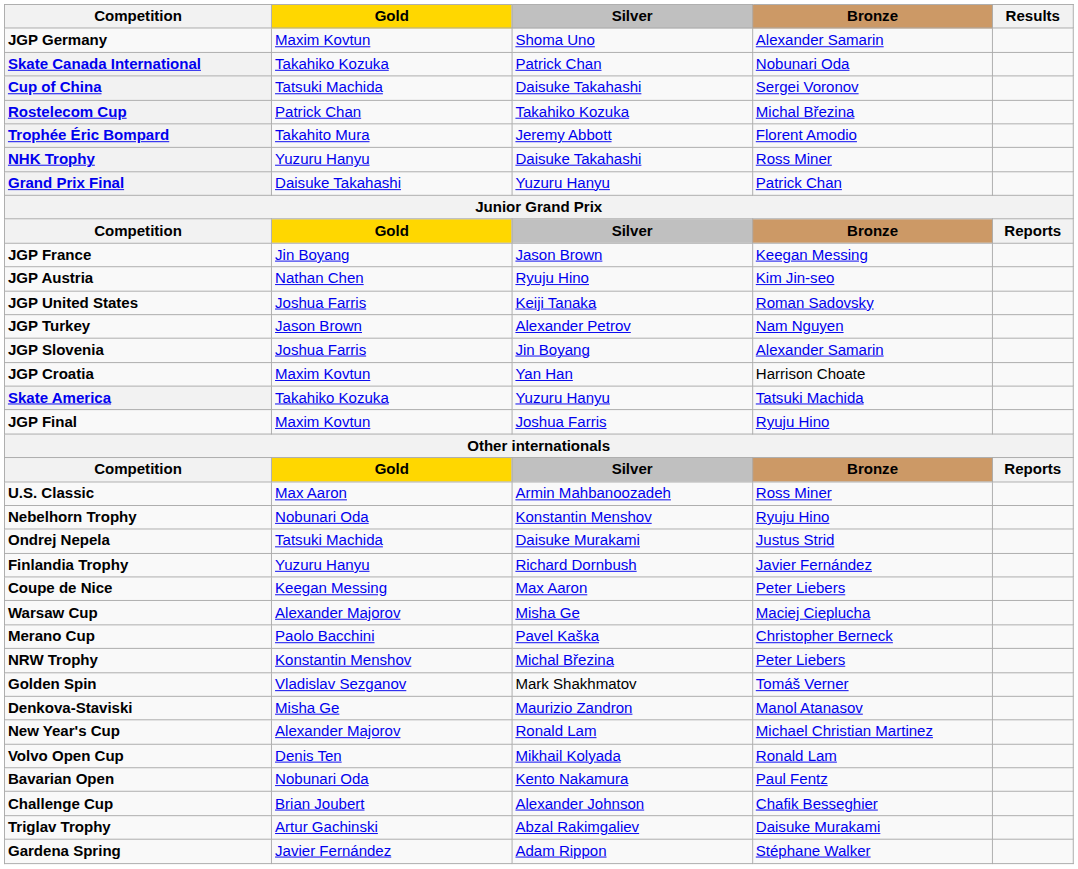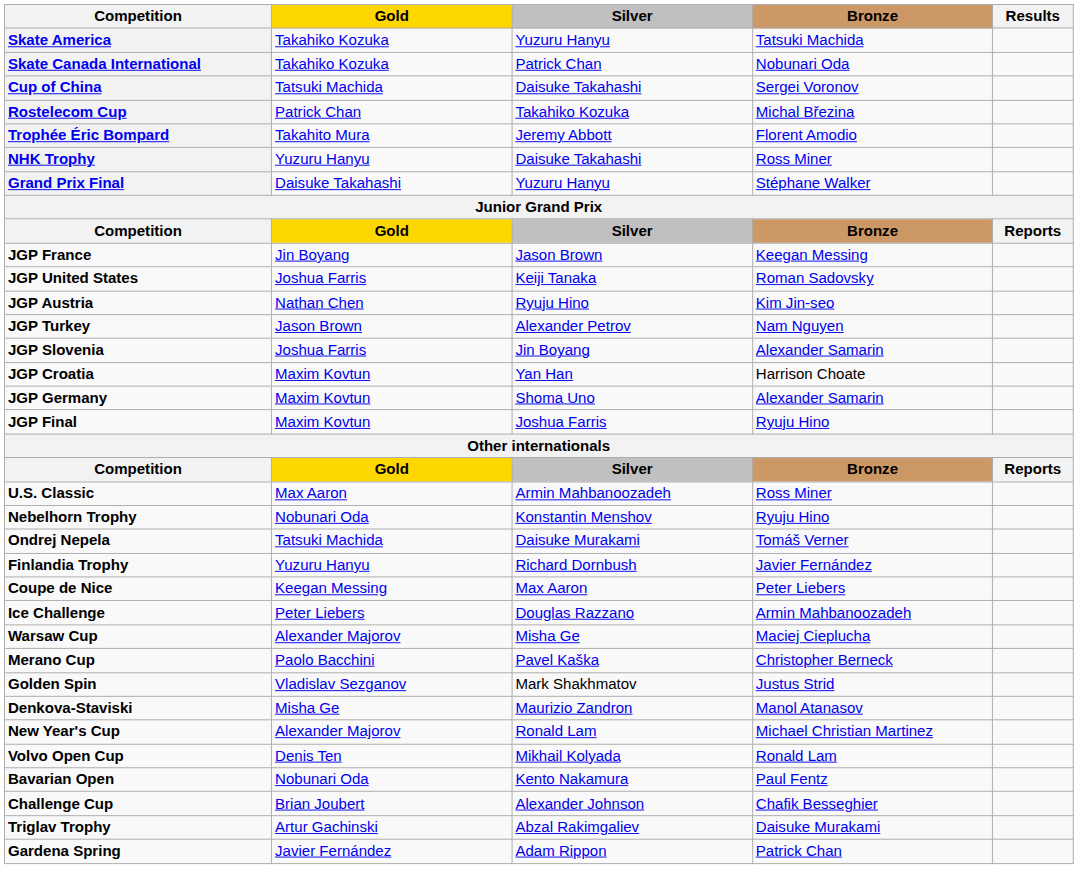rows swapped: (59, 398) <-> (58, 40)
(799, 183) Patrick Chan -> (813, 183) Stéphane Walker
rows swapped: (73, 302) <-> (51, 278)
(795, 541) Justus Strid -> (802, 541) Tomáš Verner
+ row: (56, 612)
- row: (53, 660)
(802, 684) Tomáš Verner -> (795, 684) Justus Strid
(813, 851) Stéphane Walker -> (799, 851) Patrick Chan
